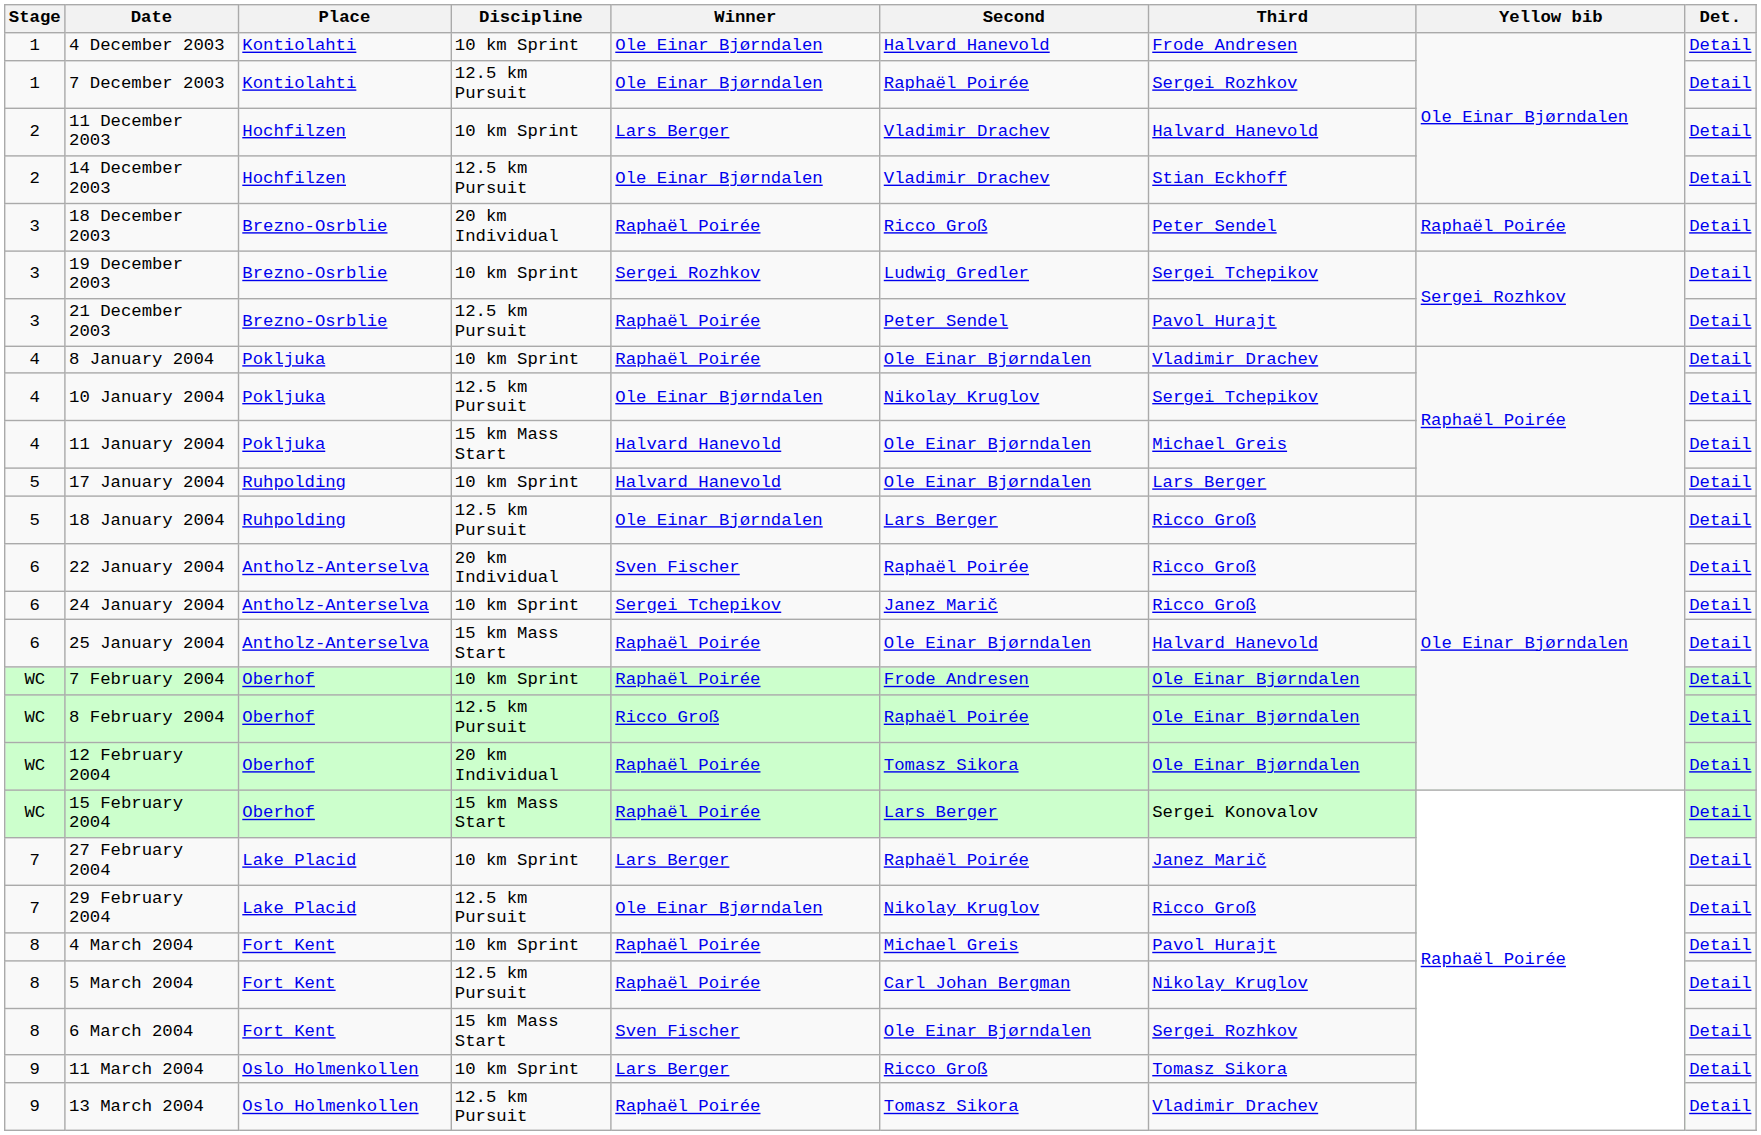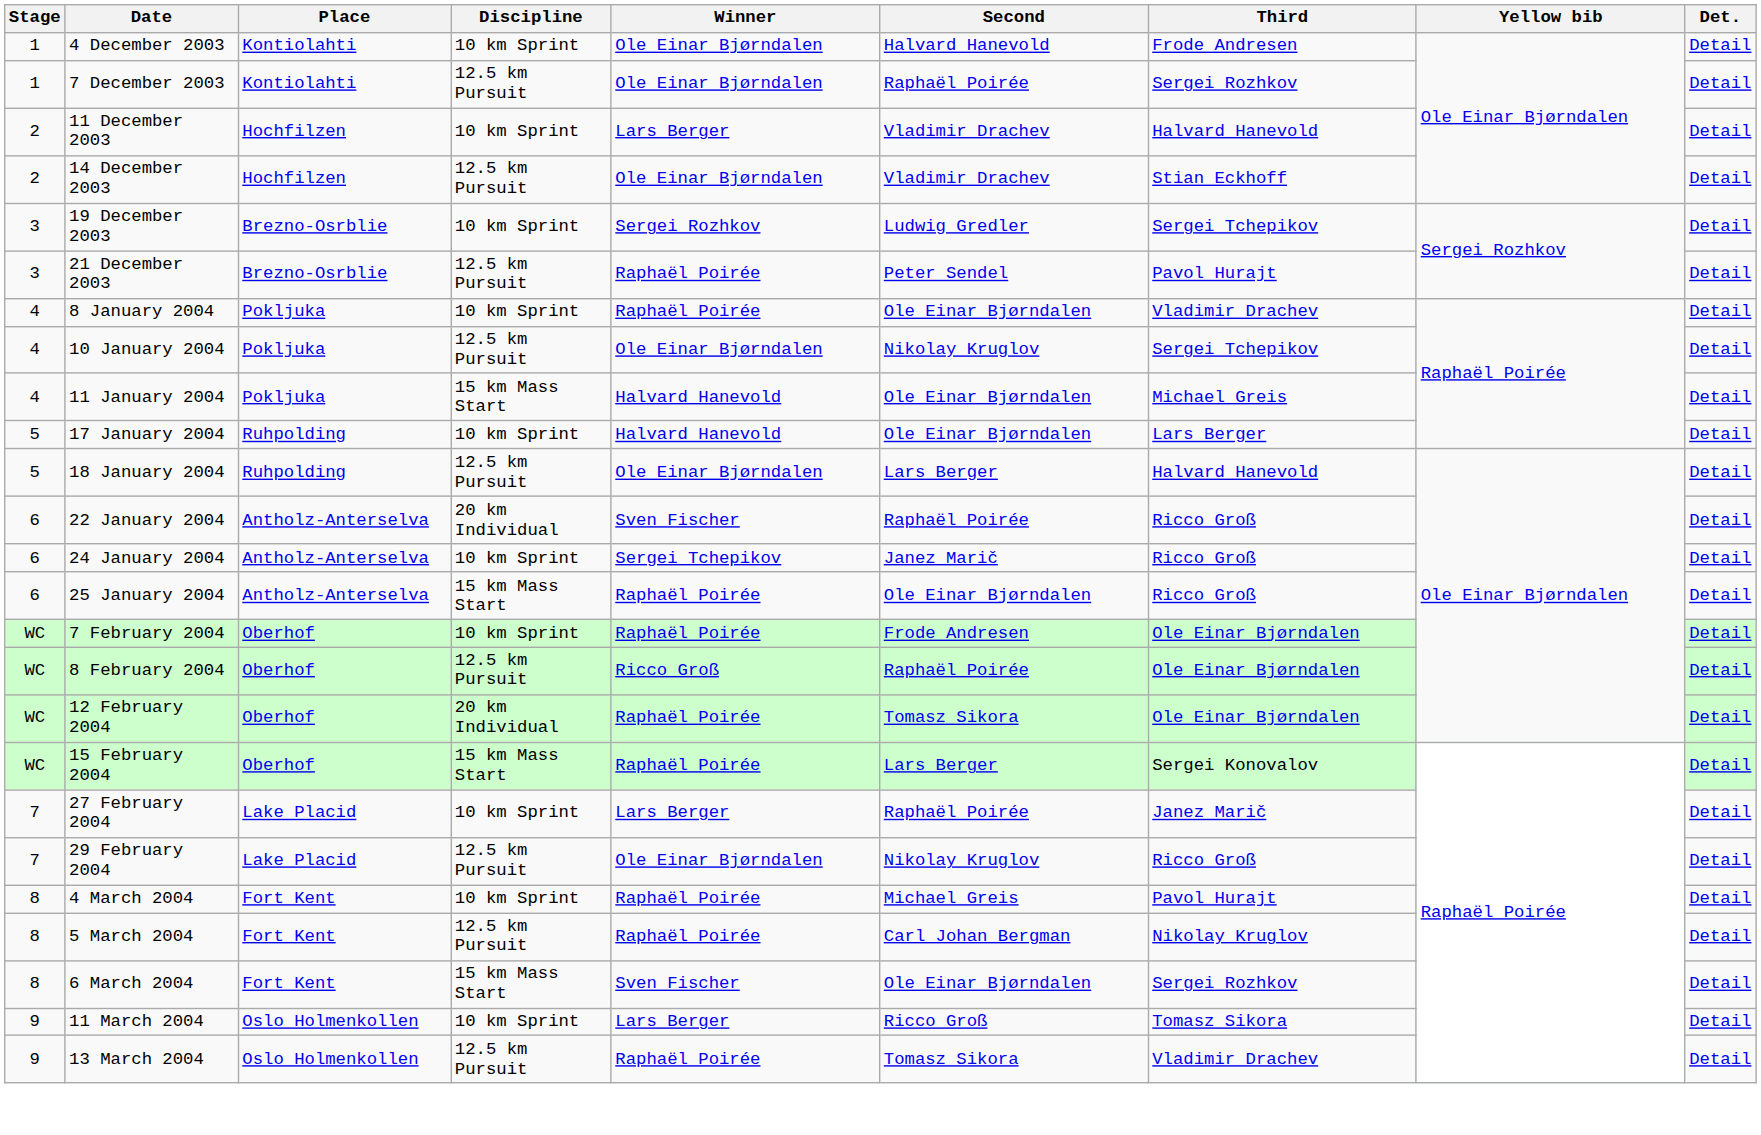- row: (126, 227)
(1204, 521) Ricco Groß -> (1235, 473) Halvard Hanevold
(1235, 643) Halvard Hanevold -> (1204, 596) Ricco Groß
